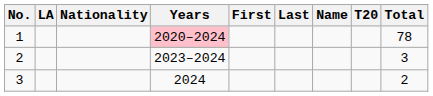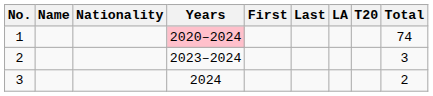columns swapped: (332, 15) <-> (46, 15)
(404, 37) 78 -> (404, 37) 74
